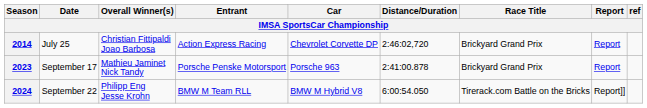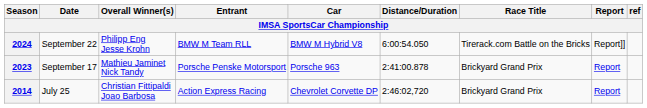rows swapped: (22, 44) <-> (22, 92)
